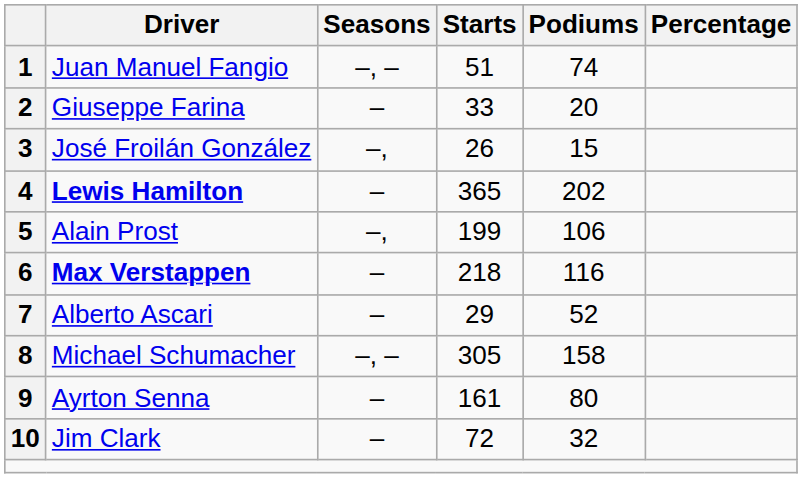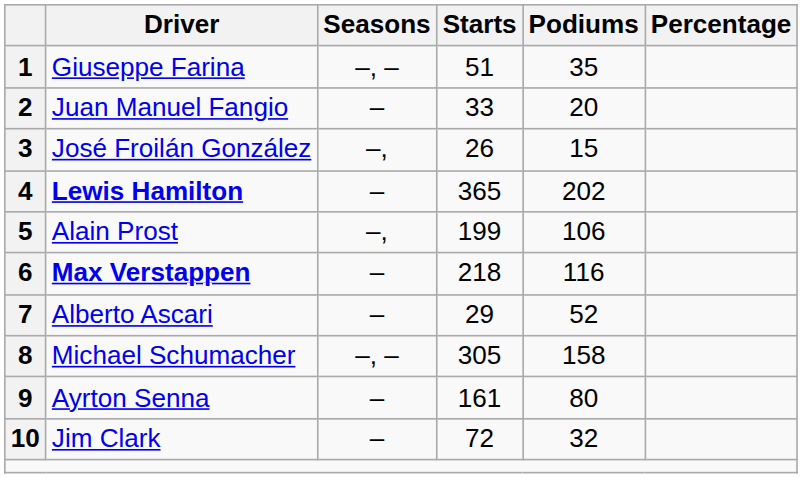(170, 66) Juan Manuel Fangio -> (148, 66) Giuseppe Farina
(584, 66) 74 -> (584, 66) 35
(148, 107) Giuseppe Farina -> (170, 107) Juan Manuel Fangio
